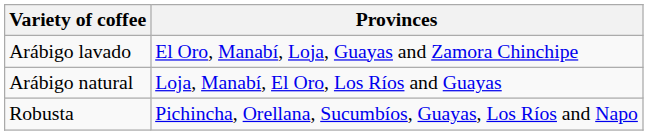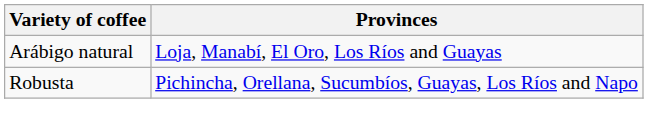- row: (70, 51)
